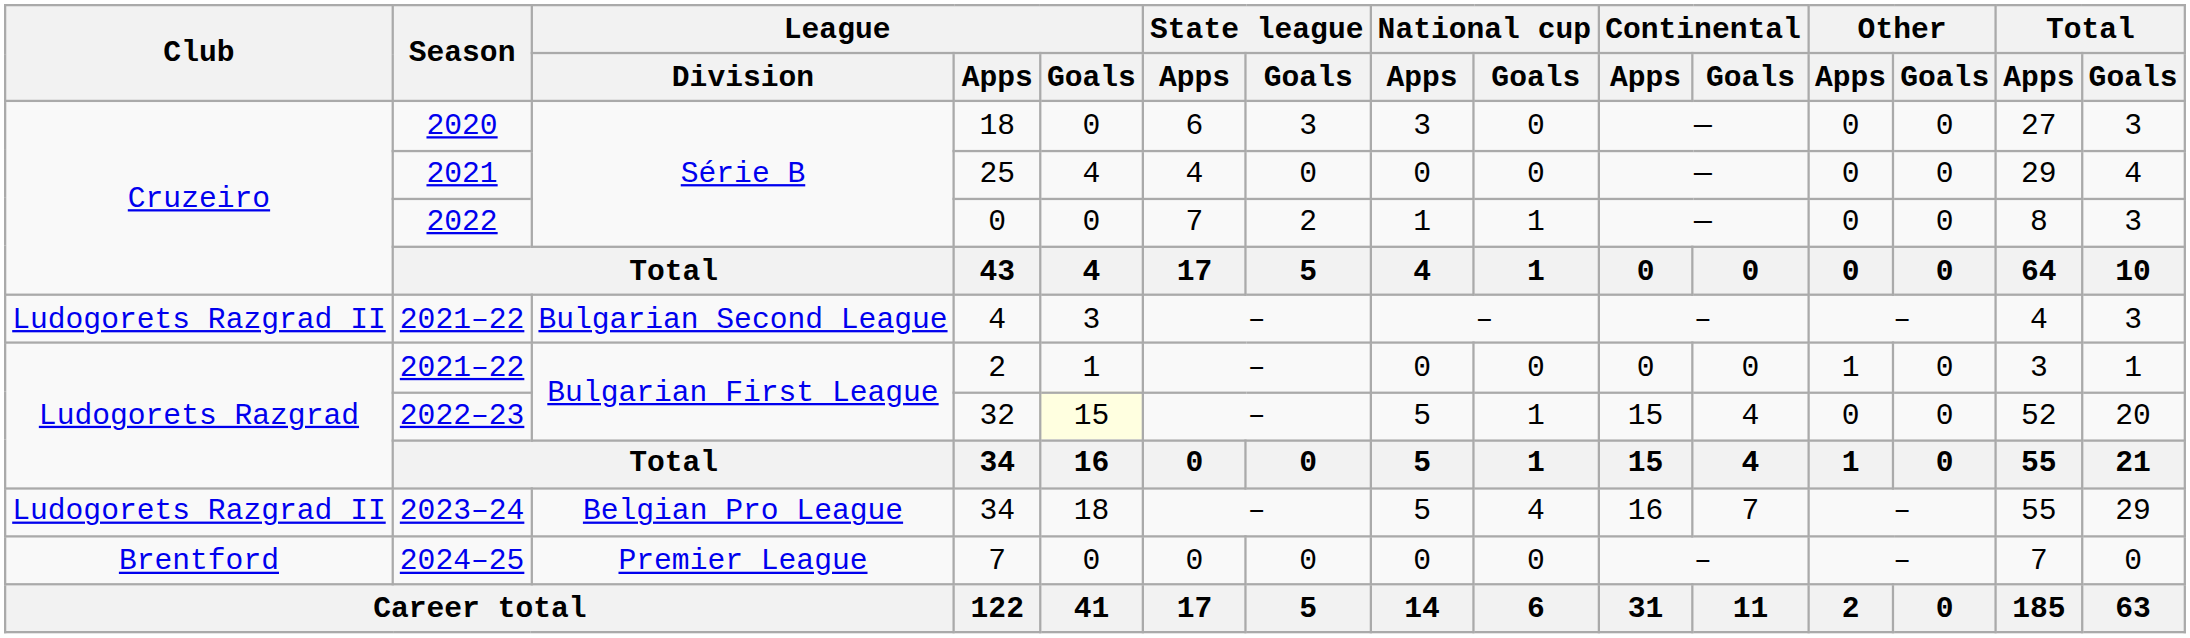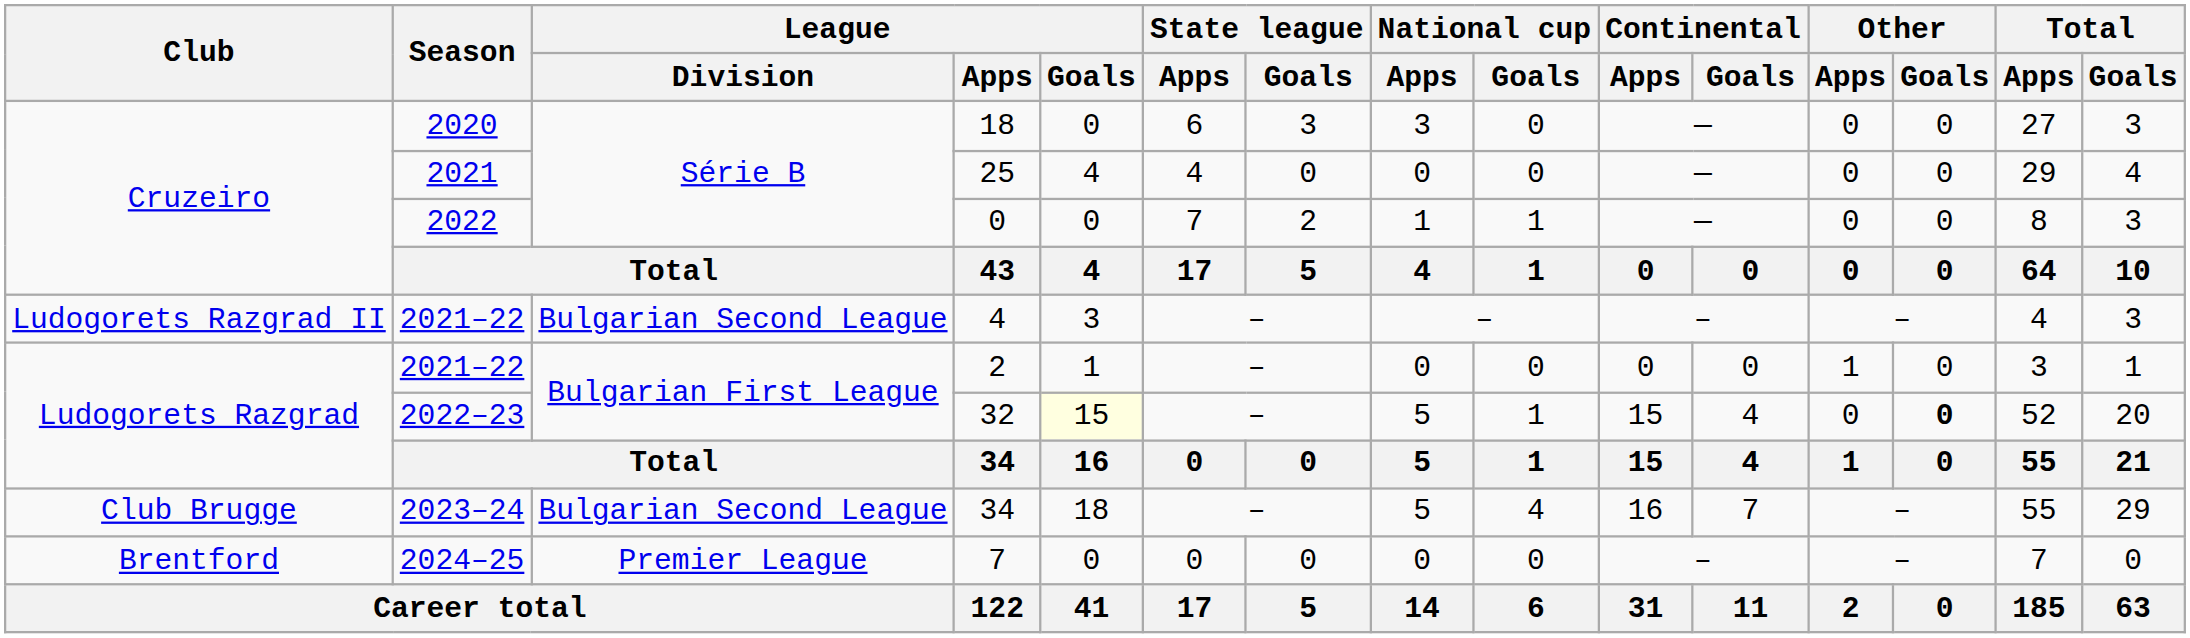(1945, 416) normal -> (1945, 416) bold
(199, 512) Ludogorets Razgrad II -> (199, 512) Club Brugge
(743, 512) Belgian Pro League -> (743, 512) Bulgarian Second League
